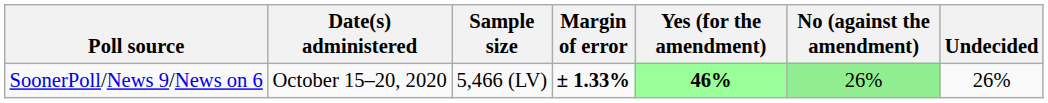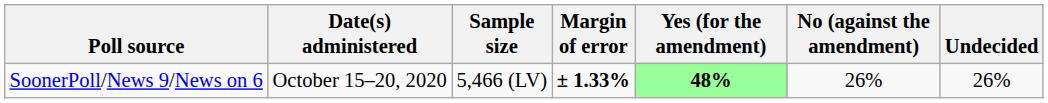(711, 80) 46% -> (711, 80) 48%
(864, 80) lightgreen background -> (864, 80) no background
